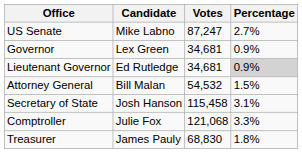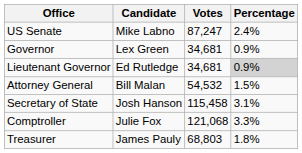(247, 31) 2.7% -> (247, 31) 2.4%
(205, 139) 68,830 -> (205, 139) 68,803
